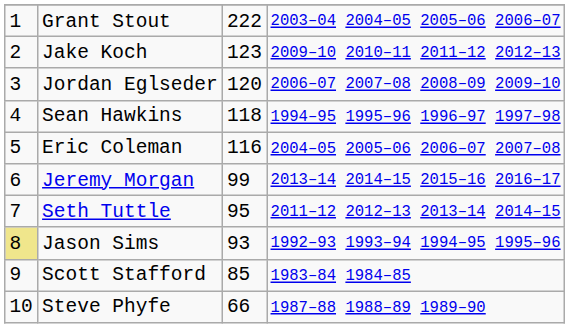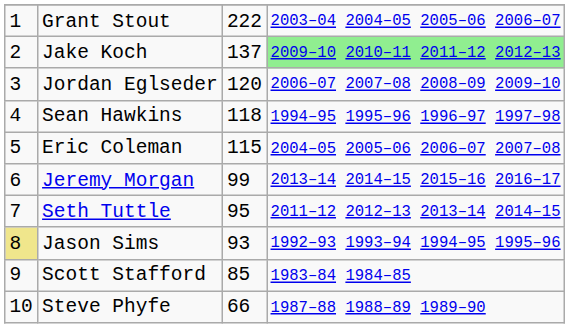(244, 52) 123 -> (244, 52) 137
(416, 52) no background -> (416, 52) lightgreen background
(244, 148) 116 -> (244, 148) 115
